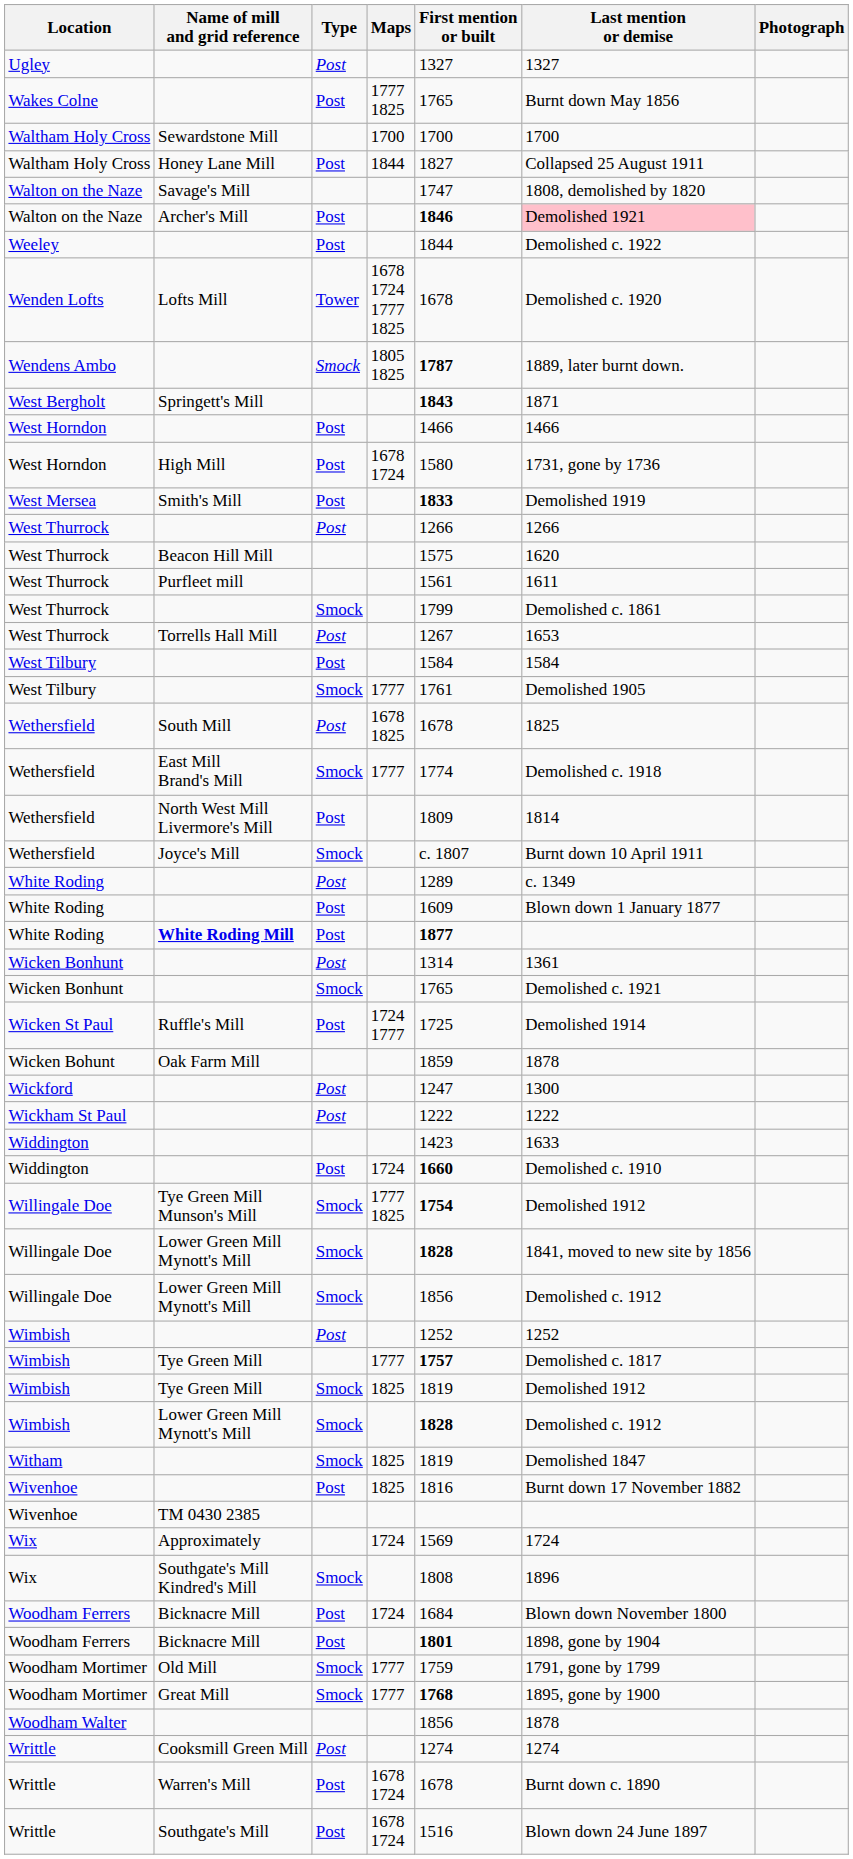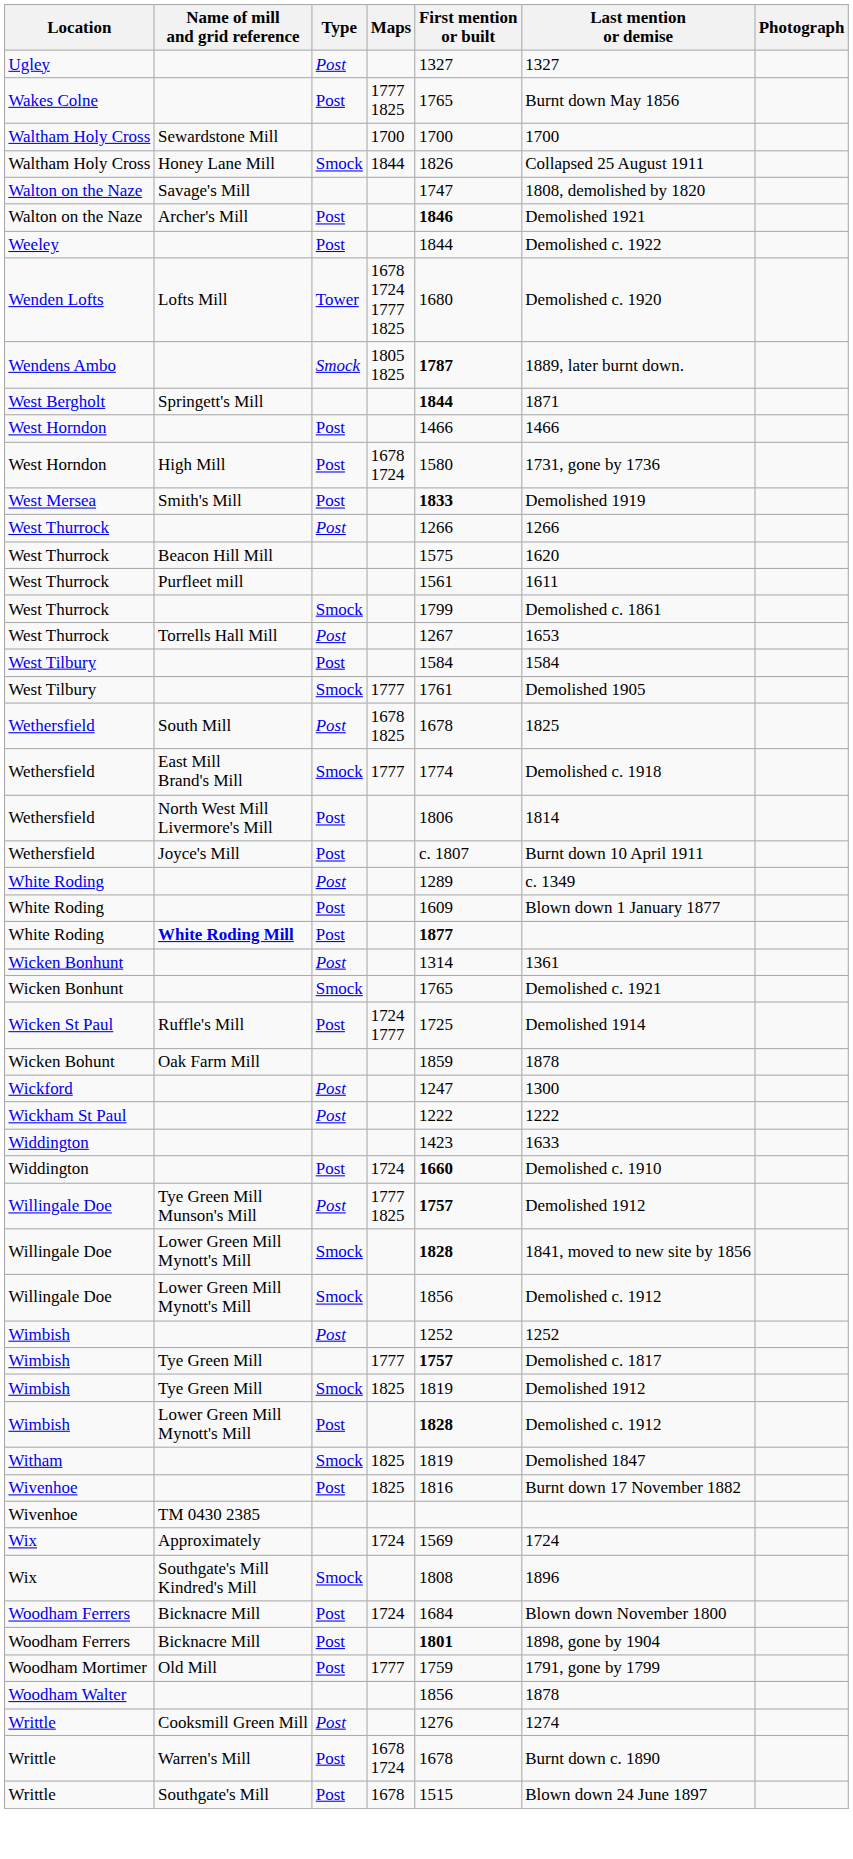(330, 163) Post -> (339, 163) Smock
(436, 163) 1827 -> (436, 163) 1826
(585, 217) pink background -> (585, 217) no background
(436, 299) 1678 -> (436, 299) 1680
(436, 401) 1843 -> (436, 401) 1844
(436, 817) 1809 -> (436, 817) 1806
(339, 854) Smock -> (330, 854) Post
(339, 1205) Smock -> (331, 1205) Post
(436, 1205) 1754 -> (436, 1205) 1757
(339, 1424) Smock -> (330, 1424) Post
(339, 1668) Smock -> (330, 1668) Post
- row: (78, 1695)
(436, 1748) 1274 -> (436, 1721) 1276
(388, 1831) 1678 1724 -> (388, 1794) 1678
(436, 1831) 1516 -> (436, 1794) 1515
